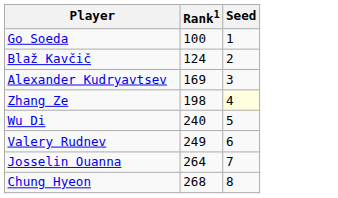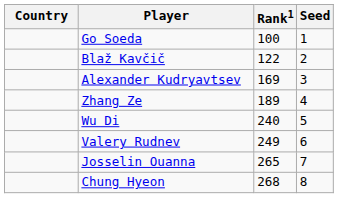+ column: (41, 16)
(195, 59) 124 -> (269, 59) 122
(195, 100) 198 -> (269, 100) 189
(230, 100) lightyellow background -> (304, 100) no background
(195, 162) 264 -> (269, 162) 265
